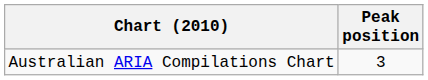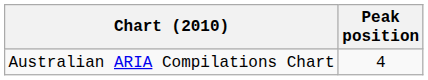(381, 62) 3 -> (381, 62) 4
